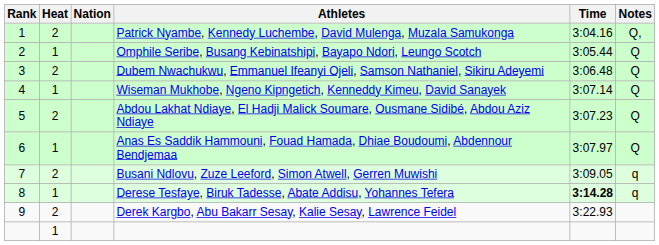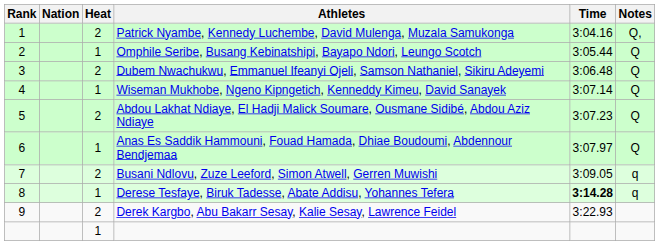columns swapped: (55, 14) <-> (92, 14)
